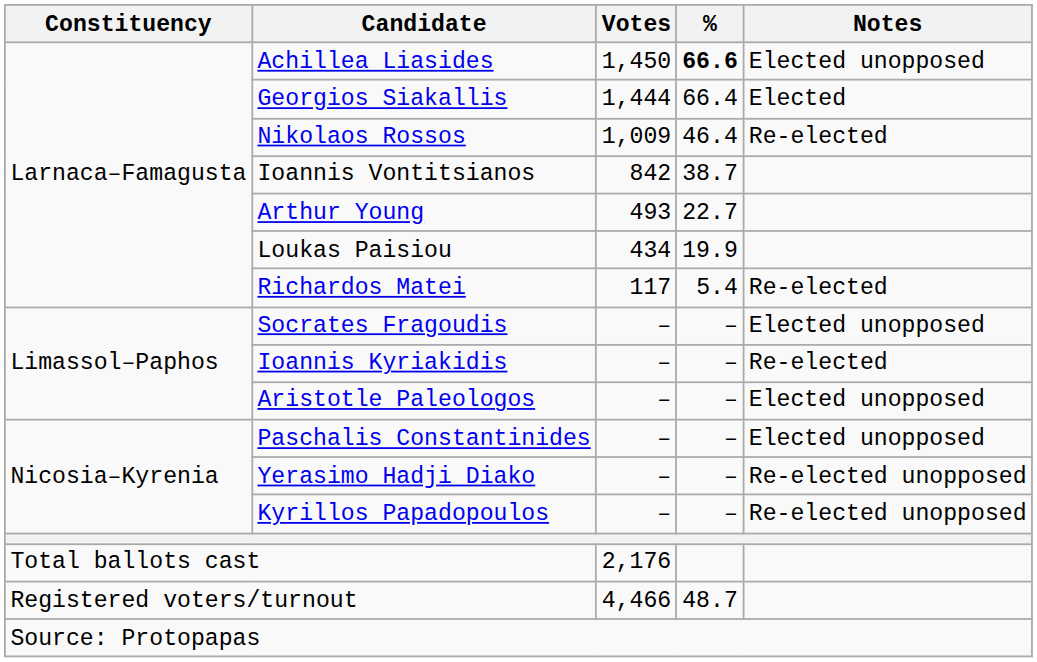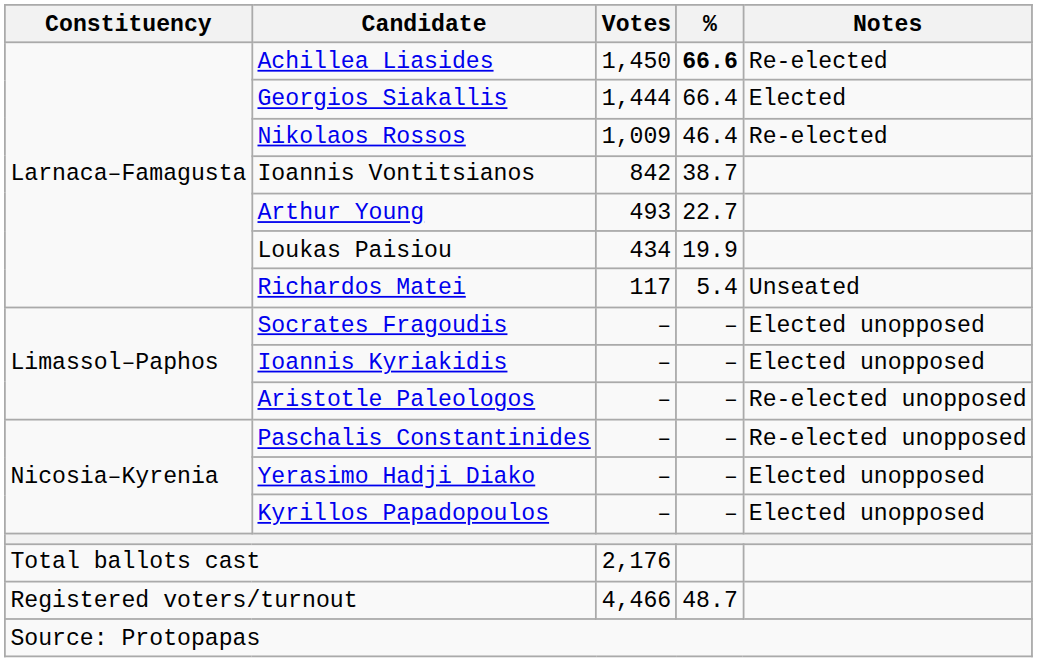(867, 61) Elected unopposed -> (818, 61) Re-elected
(818, 288) Re-elected -> (804, 288) Unseated
(818, 363) Re-elected -> (867, 363) Elected unopposed
(867, 401) Elected unopposed -> (888, 401) Re-elected unopposed
(867, 439) Elected unopposed -> (888, 439) Re-elected unopposed
(888, 476) Re-elected unopposed -> (867, 476) Elected unopposed
(888, 514) Re-elected unopposed -> (867, 514) Elected unopposed
